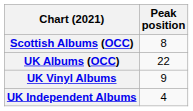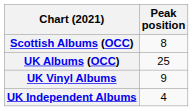(163, 61) 22 -> (163, 61) 25
